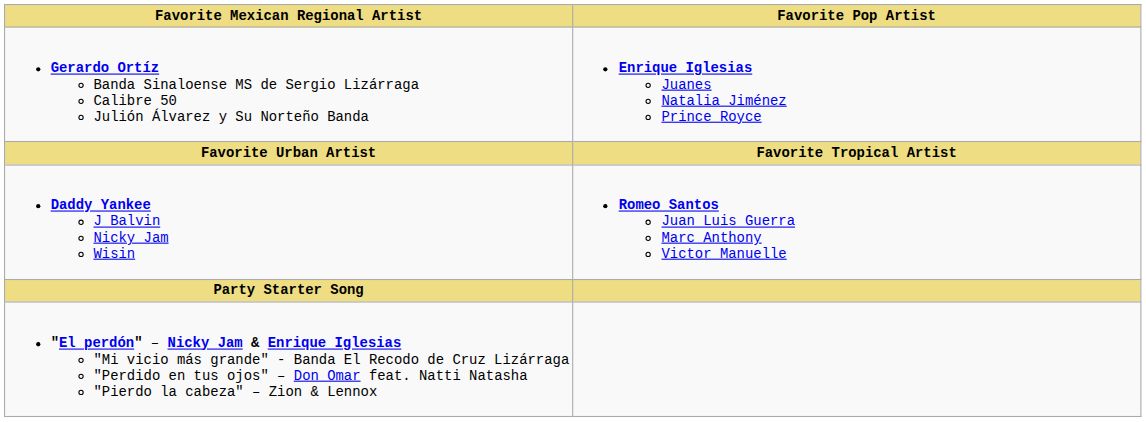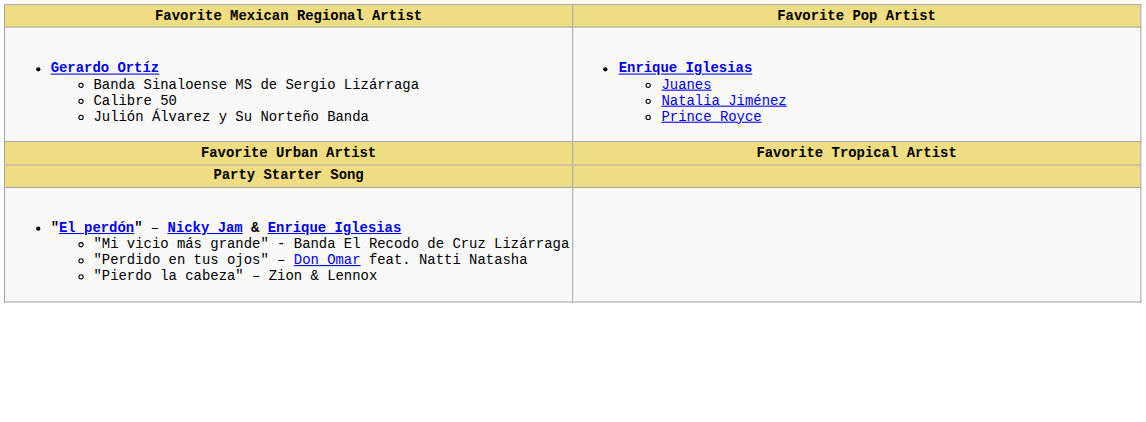- row: (289, 230)
